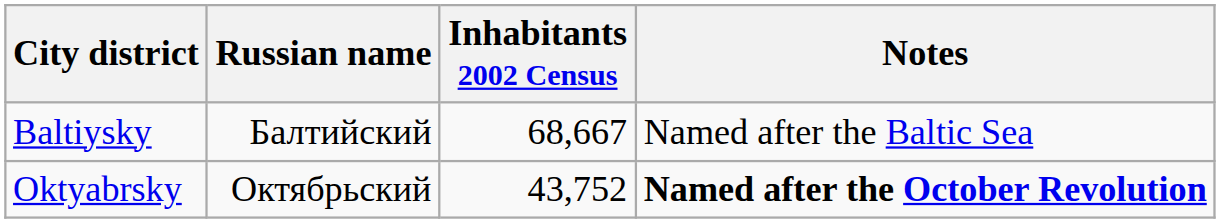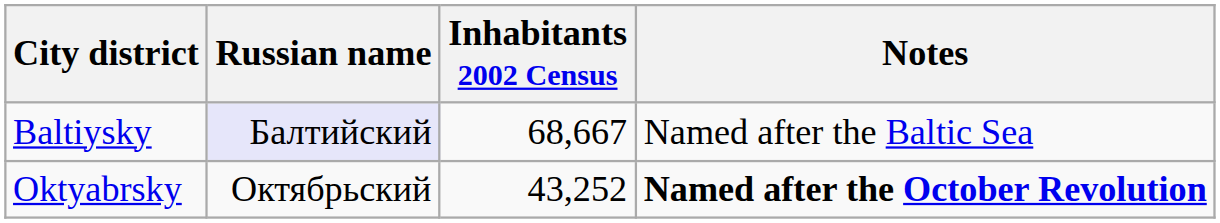(340, 131) no background -> (340, 131) lavender background
(577, 188) 43,752 -> (577, 188) 43,252
